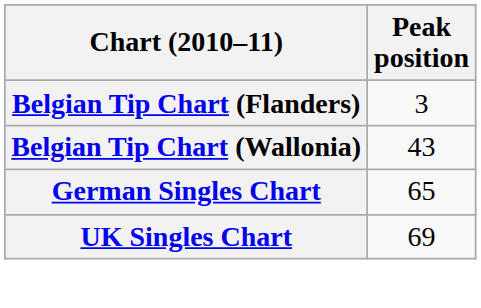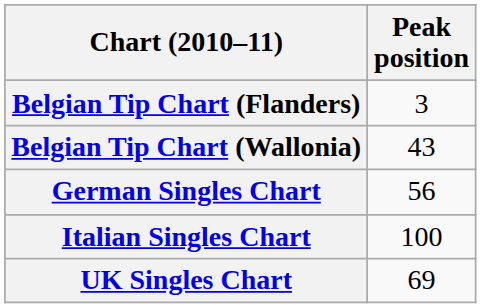(422, 191) 65 -> (422, 191) 56
+ row: (186, 235)
